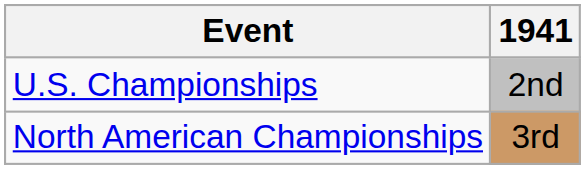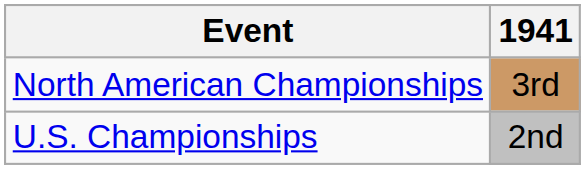rows swapped: (248, 137) <-> (165, 84)
